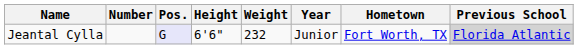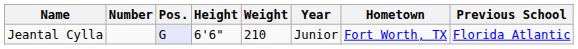(255, 34) 232 -> (255, 34) 210
(512, 34) lightgrey background -> (512, 34) no background
